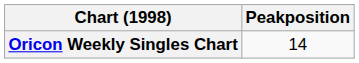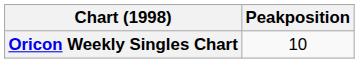(298, 44) 14 -> (298, 44) 10
